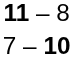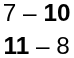rows swapped: (37, 13) <-> (37, 46)
